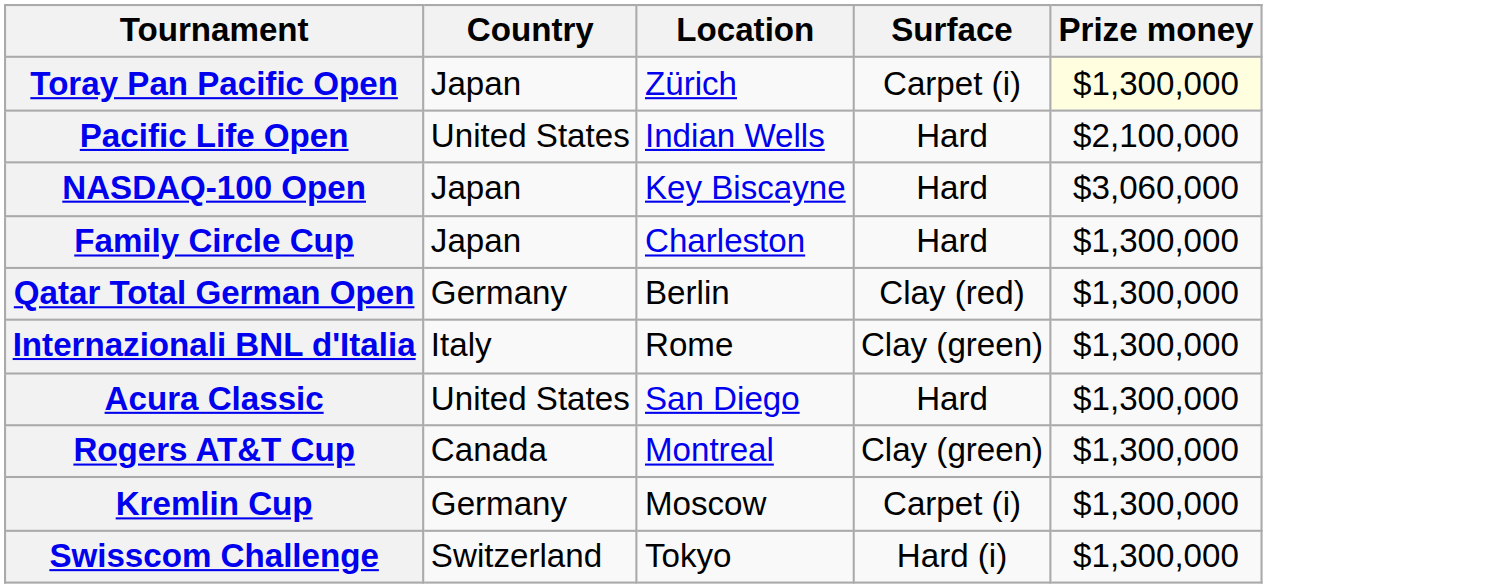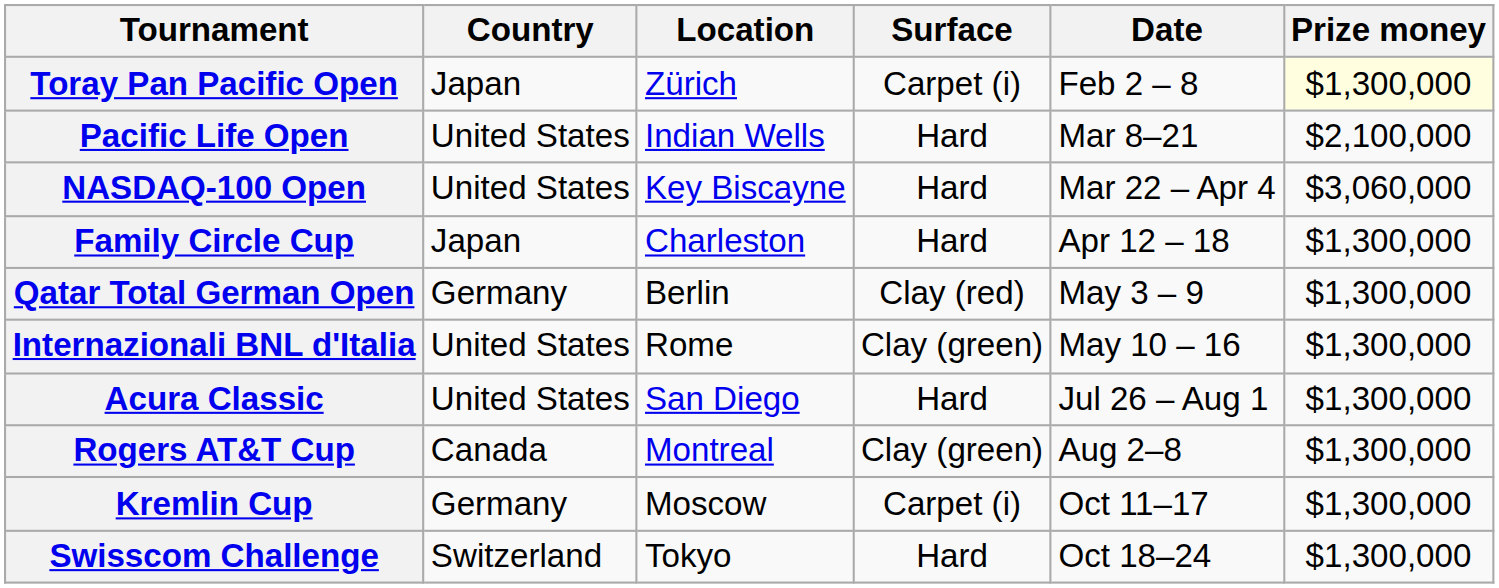+ column: (1167, 30)
(476, 188) Japan -> (530, 188) United States
(461, 345) Italy -> (530, 345) United States
(952, 556) Hard (i) -> (952, 556) Hard
